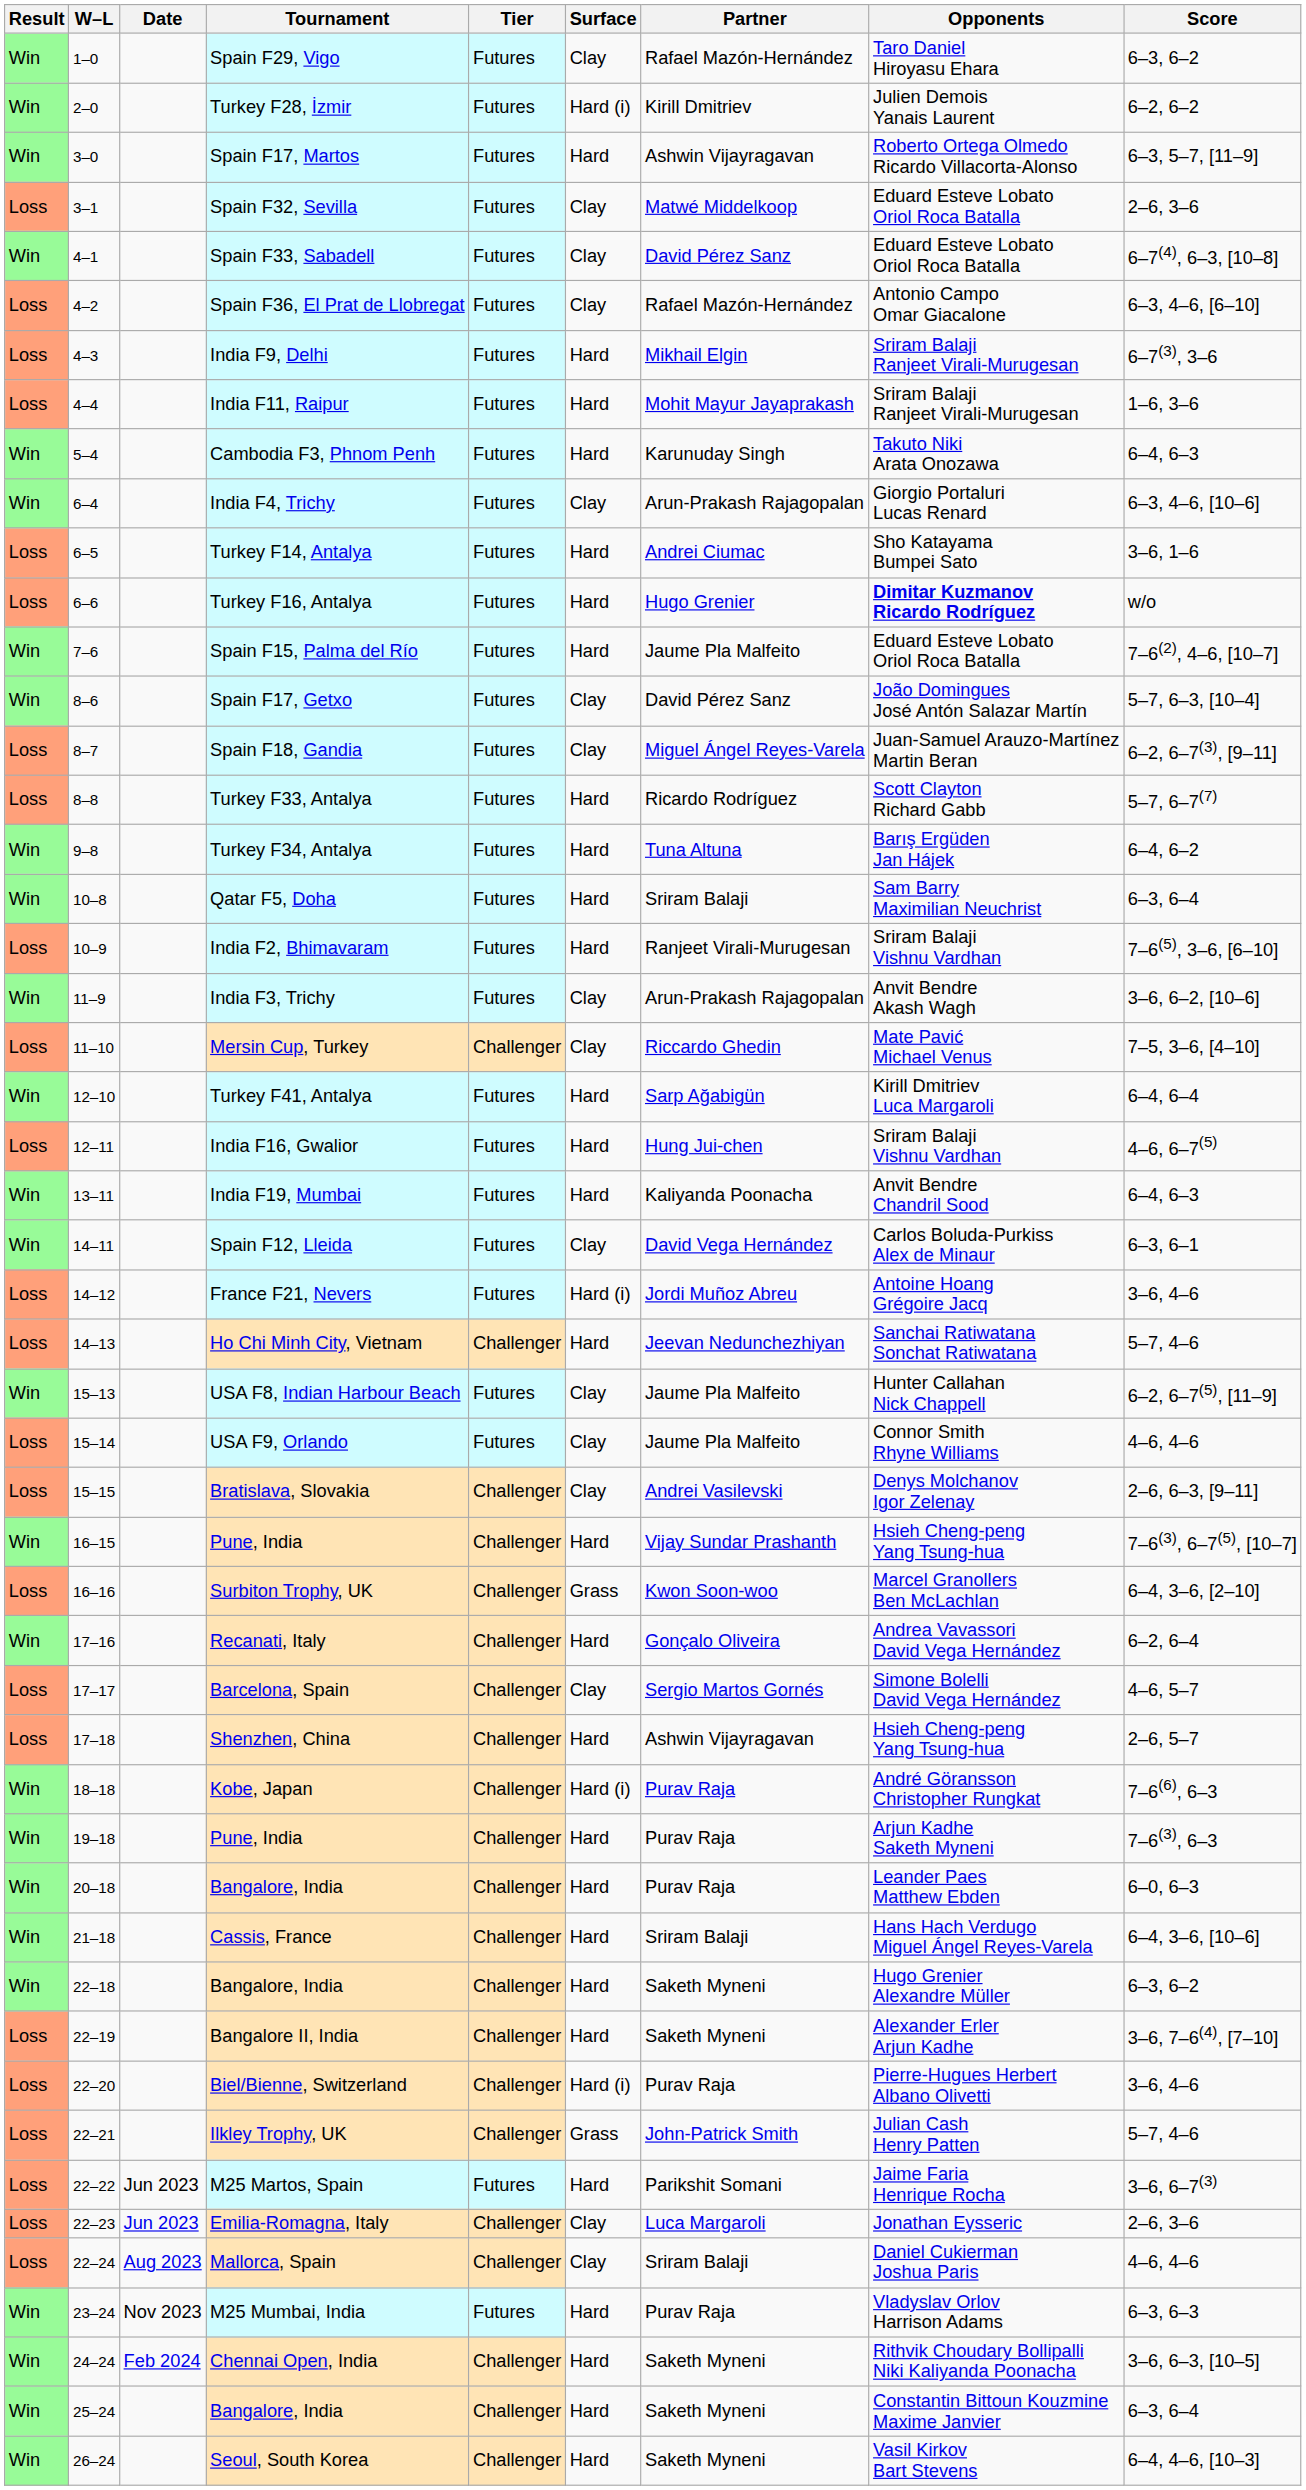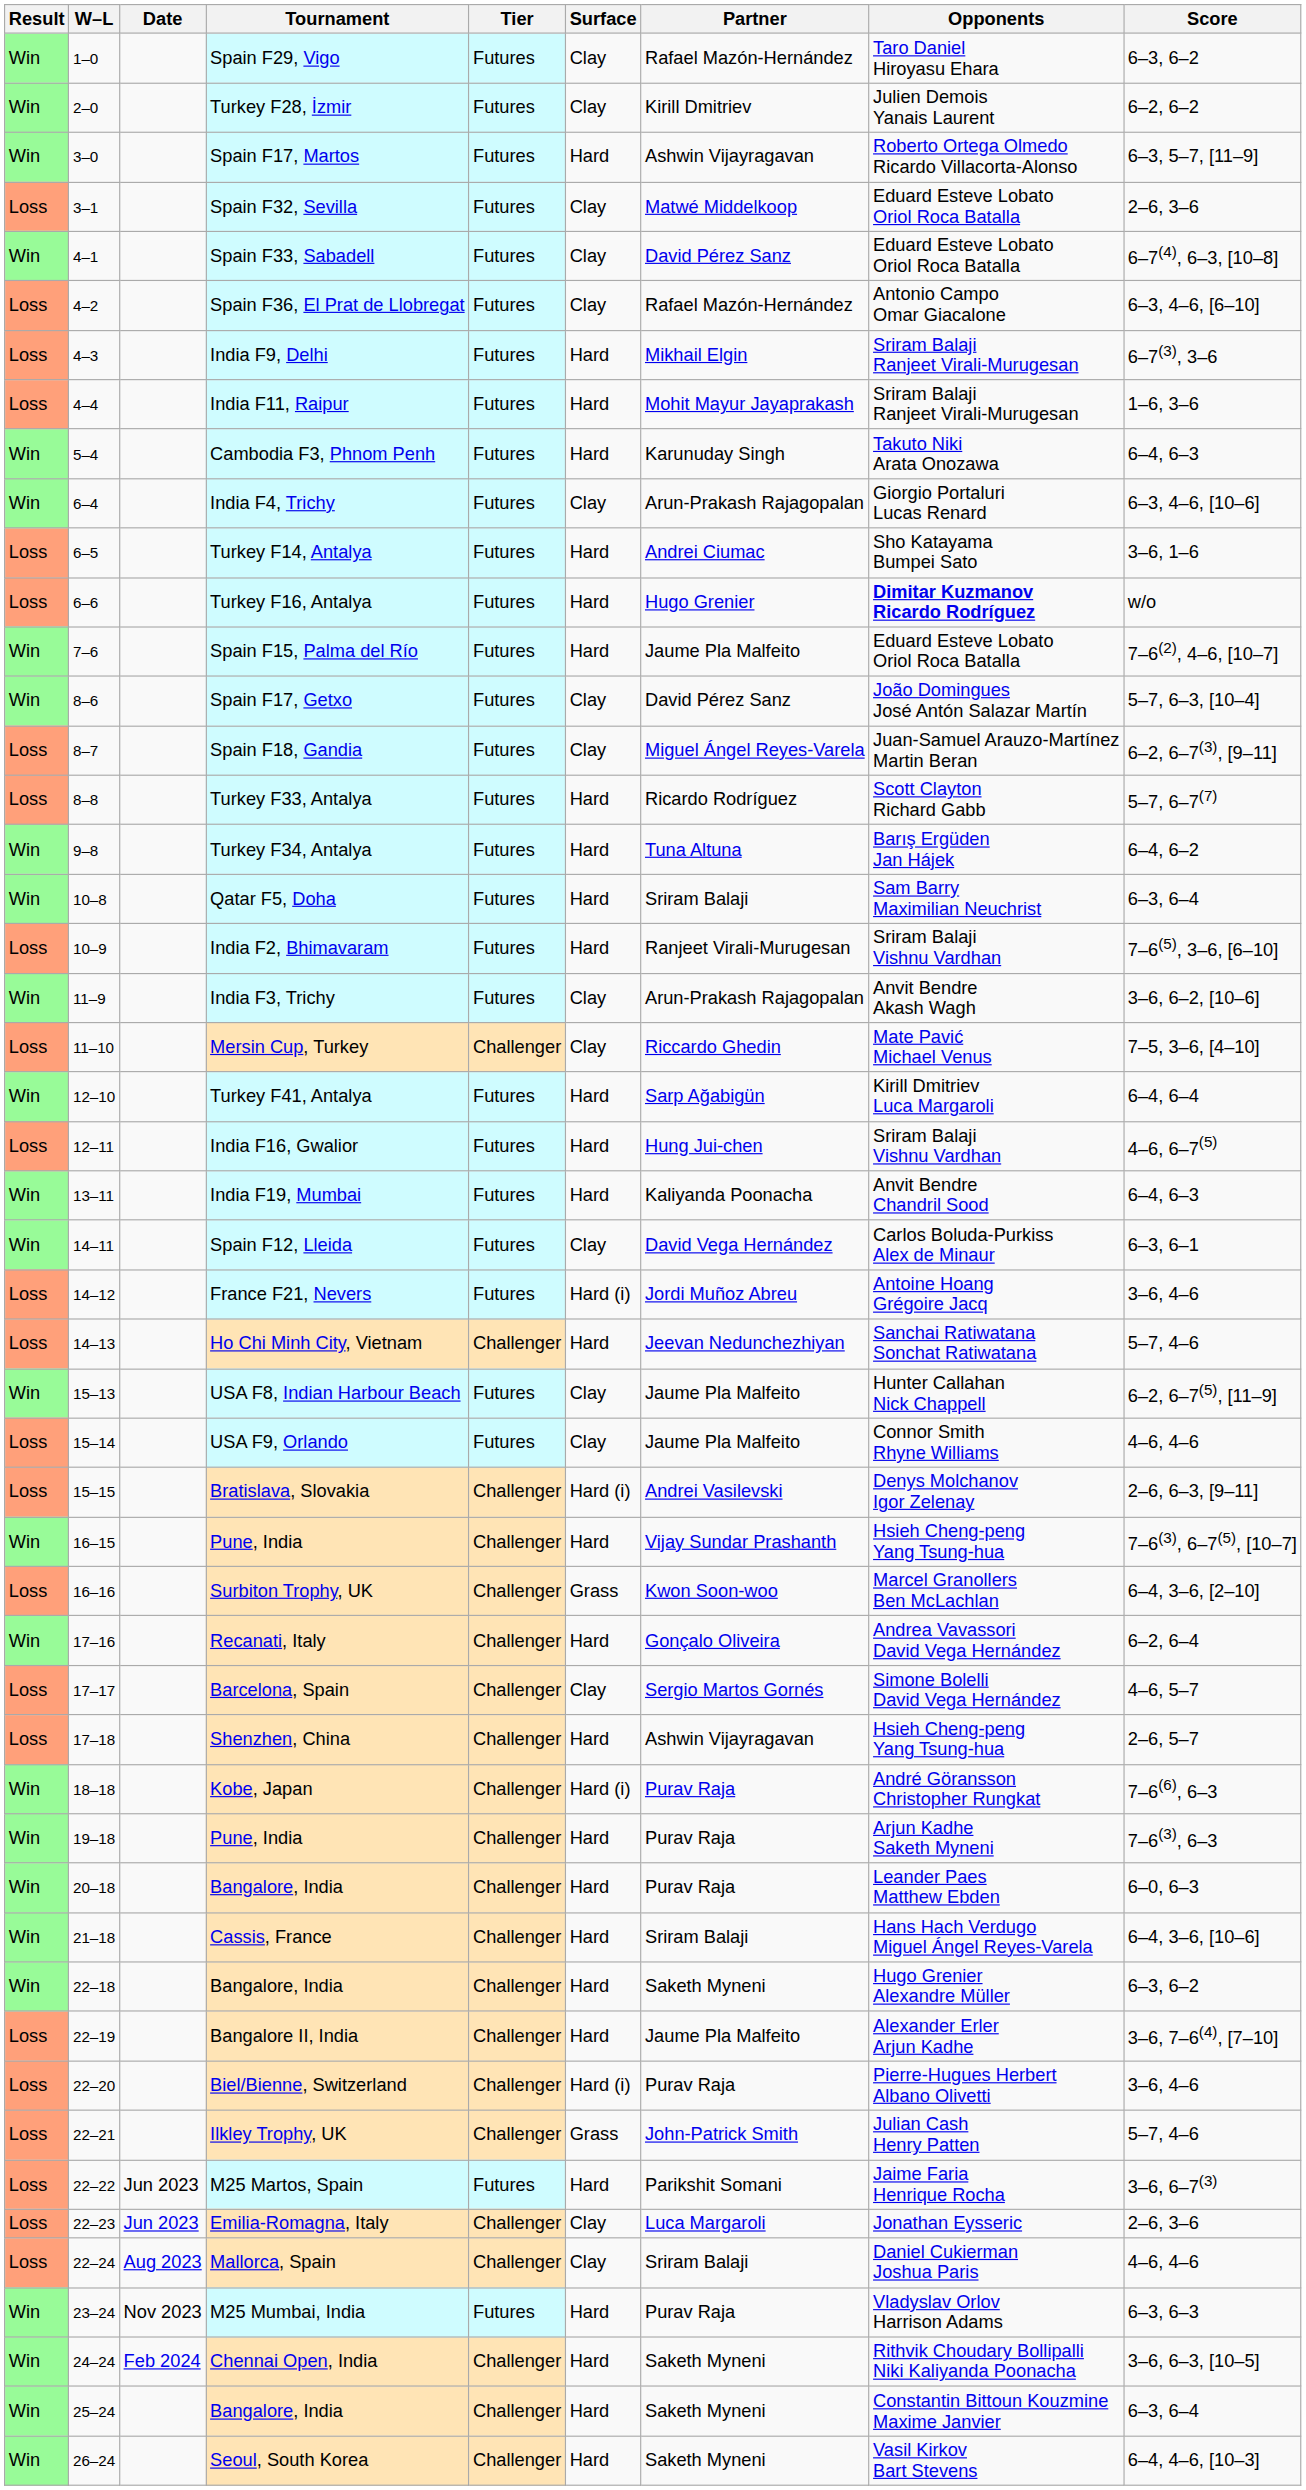(600, 107) Hard (i) -> (588, 107) Clay
(588, 1492) Clay -> (600, 1492) Hard (i)
(705, 2036) Saketh Myneni -> (723, 2036) Jaume Pla Malfeito
